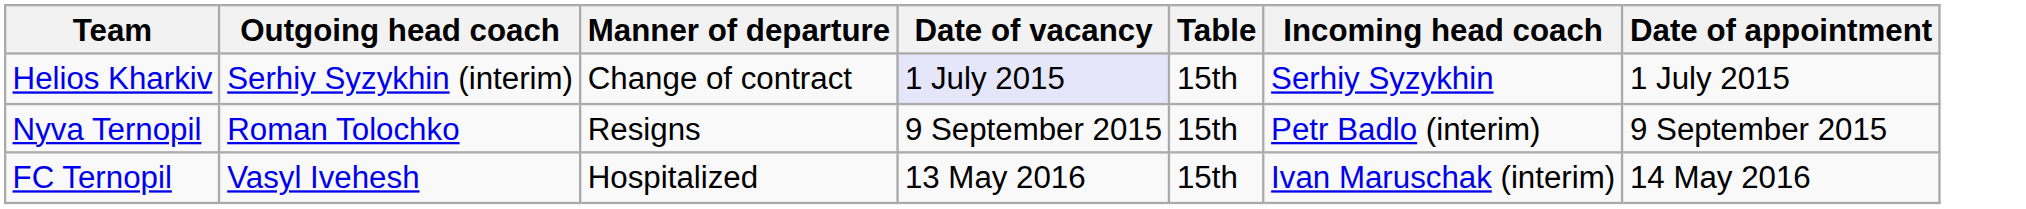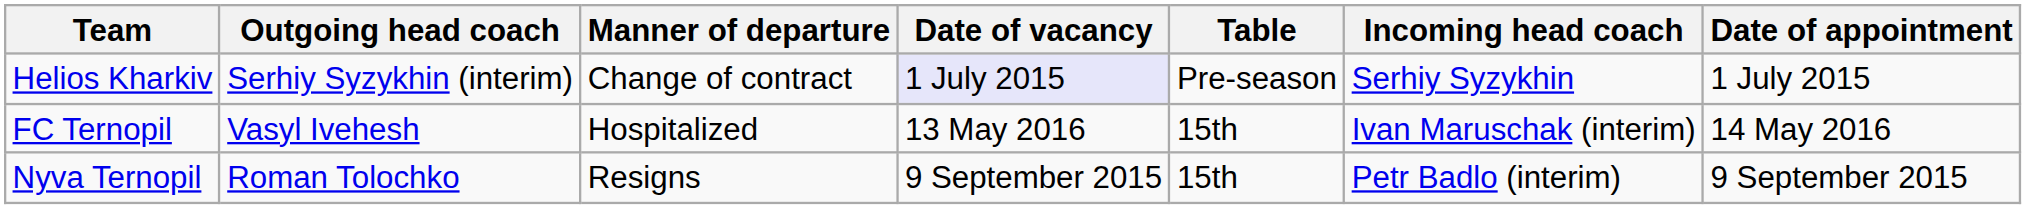(1207, 79) 15th -> (1257, 79) Pre-season
rows swapped: (107, 128) <-> (92, 177)
